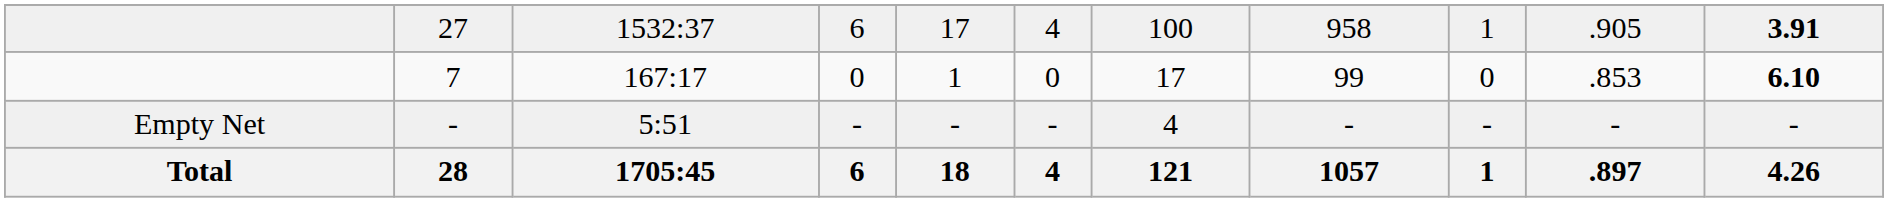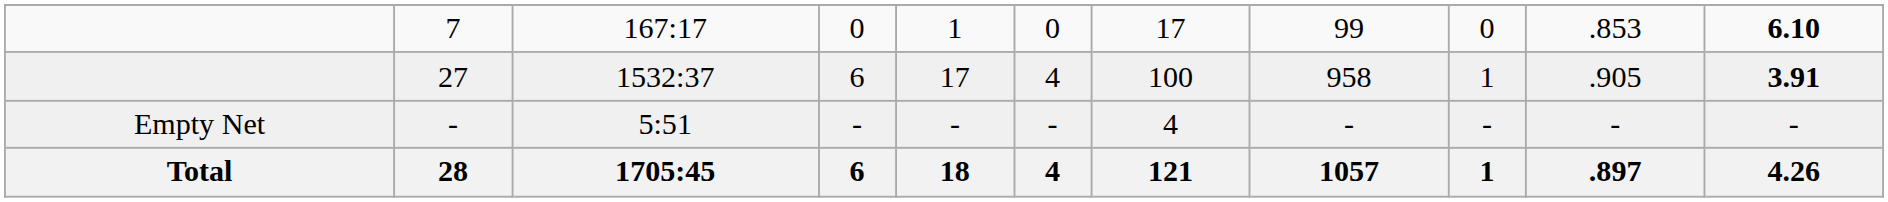rows swapped: (453, 28) <-> (453, 76)
